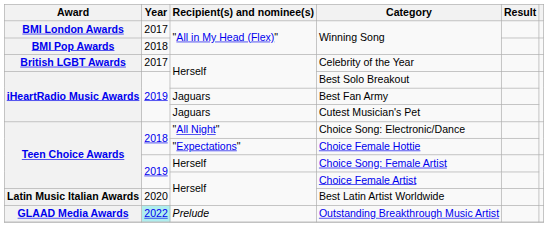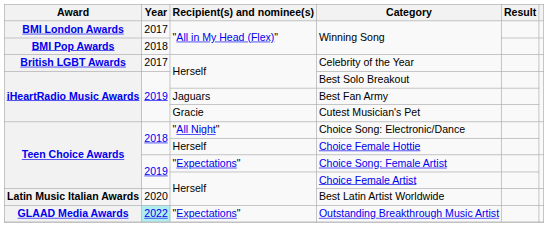(191, 113) Jaguars -> (188, 113) Gracie
(207, 146) "Expectations" -> (189, 146) Herself
(189, 163) Herself -> (207, 163) "Expectations"
(191, 213) Prelude -> (207, 213) "Expectations"
